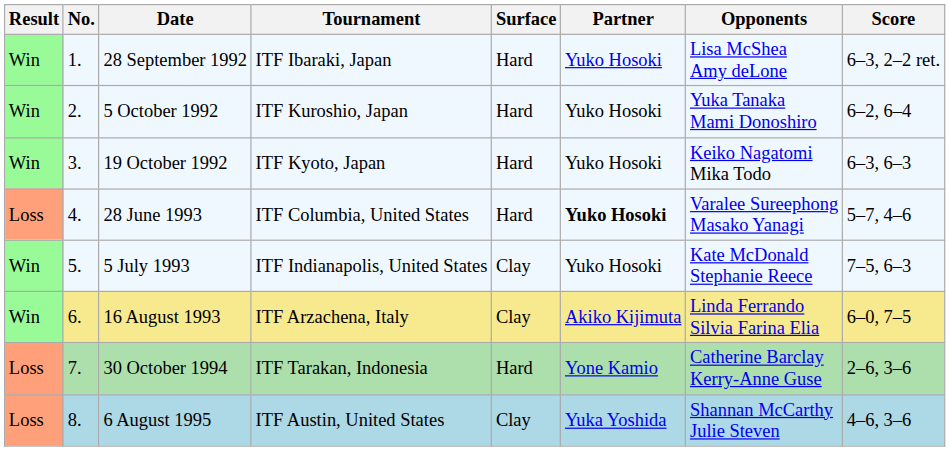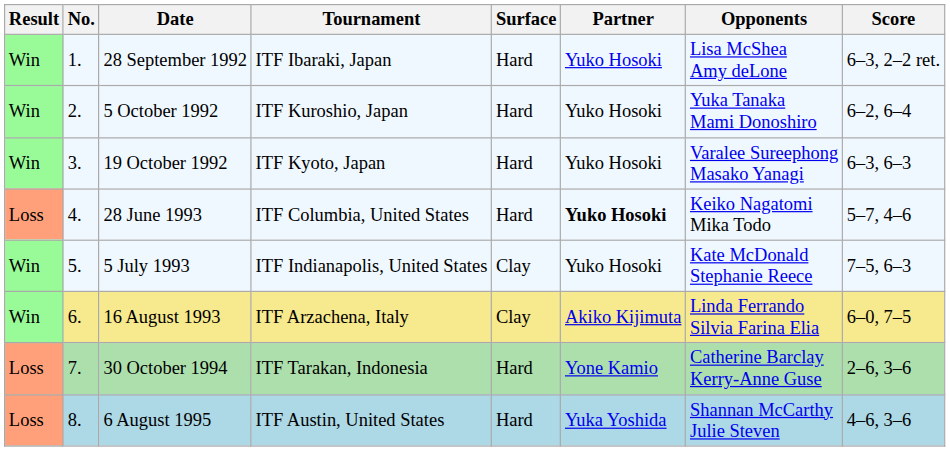(751, 162) Keiko Nagatomi Mika Todo -> (764, 162) Varalee Sureephong Masako Yanagi
(764, 213) Varalee Sureephong Masako Yanagi -> (751, 213) Keiko Nagatomi Mika Todo
(513, 419) Clay -> (514, 419) Hard
